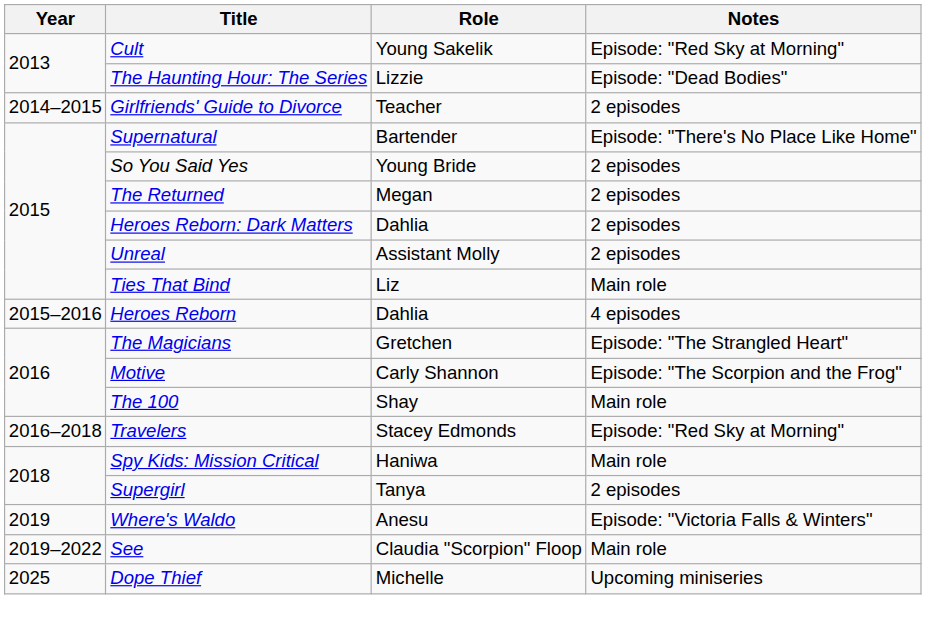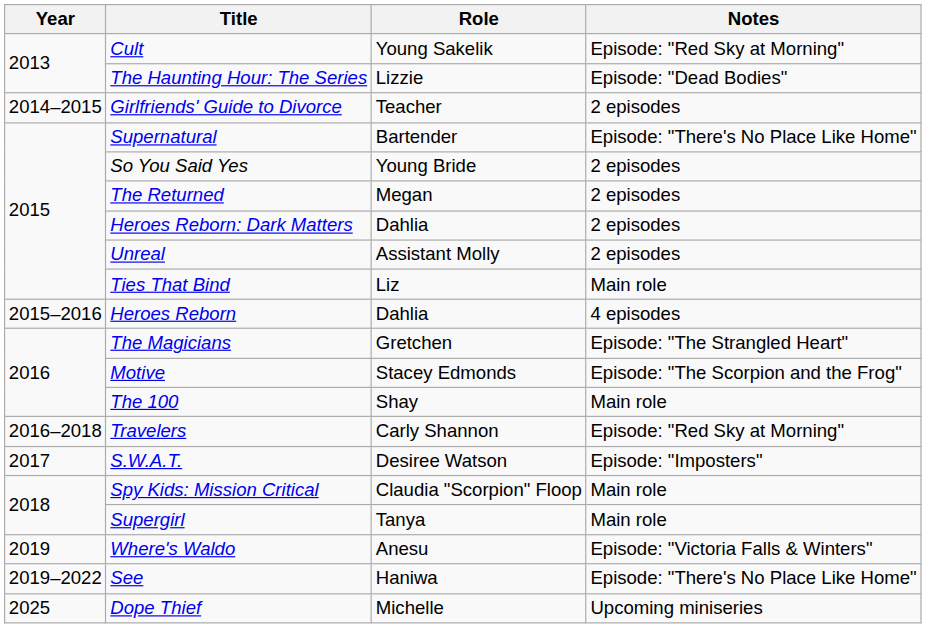(437, 372) Carly Shannon -> (446, 372) Stacey Edmonds
(446, 431) Stacey Edmonds -> (437, 431) Carly Shannon
+ row: (146, 460)
(407, 460) Haniwa -> (479, 490) Claudia "Scorpion" Floop
(635, 490) 2 episodes -> (629, 519) Main role
(479, 549) Claudia "Scorpion" Floop -> (407, 578) Haniwa
(629, 549) Main role -> (754, 578) Episode: "There's No Place Like Home"
